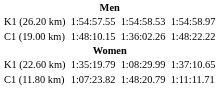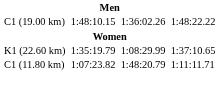- row: (35, 22)
